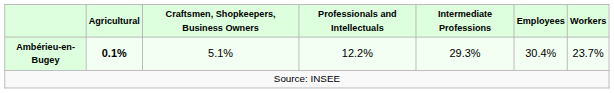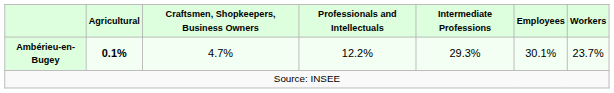(221, 54) 5.1% -> (221, 54) 4.7%
(541, 54) 30.4% -> (541, 54) 30.1%
